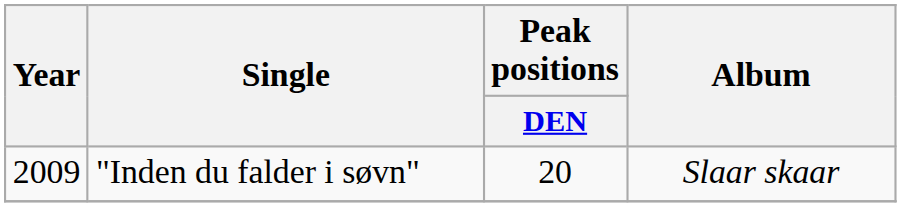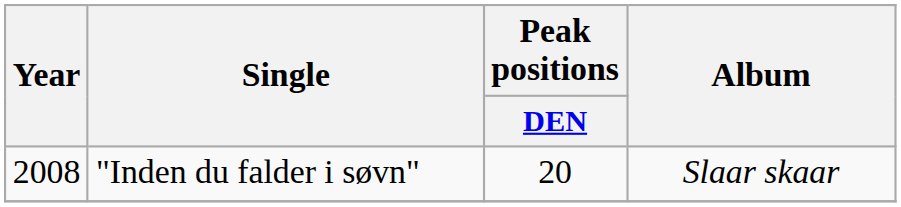(47, 172) 2009 -> (47, 172) 2008
